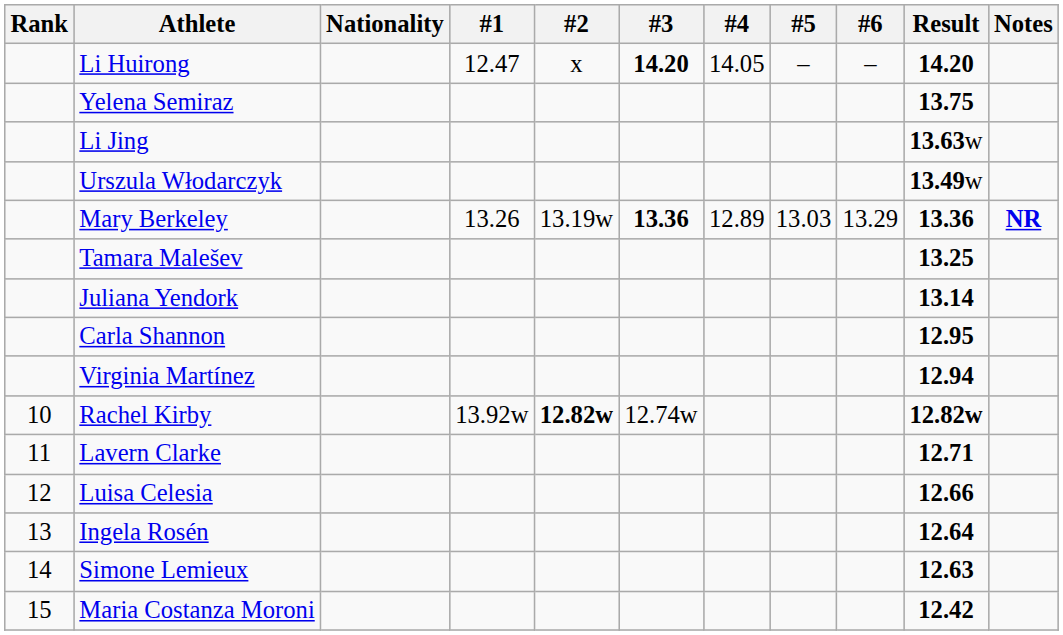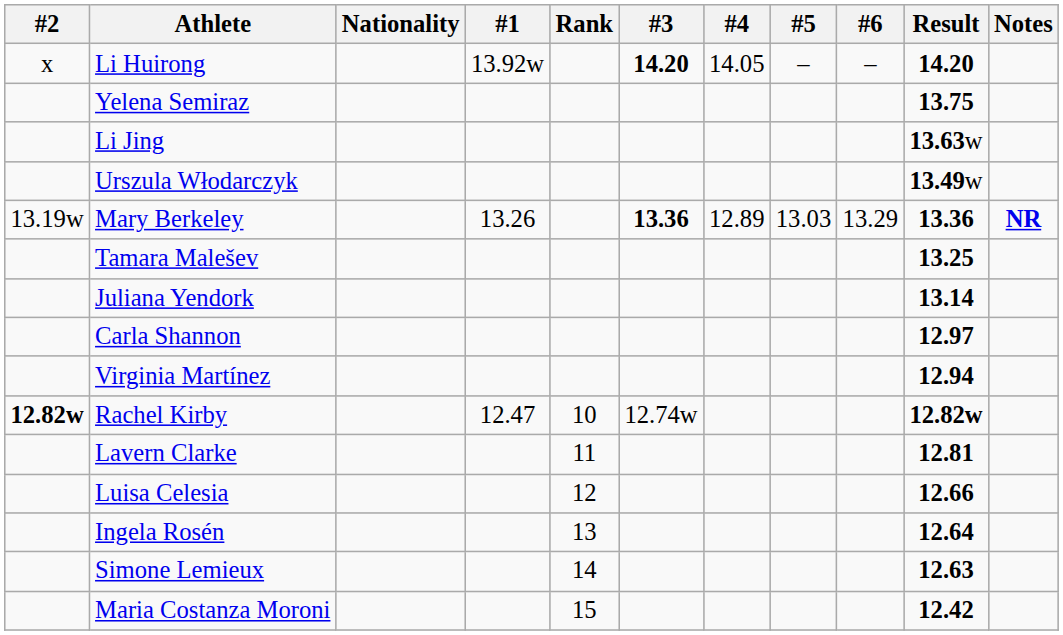columns swapped: (39, 24) <-> (576, 24)
(492, 63) 12.47 -> (508, 63) 13.92w
(946, 336) 12.95 -> (946, 336) 12.97
(492, 414) 13.92w -> (508, 414) 12.47
(946, 453) 12.71 -> (946, 453) 12.81
